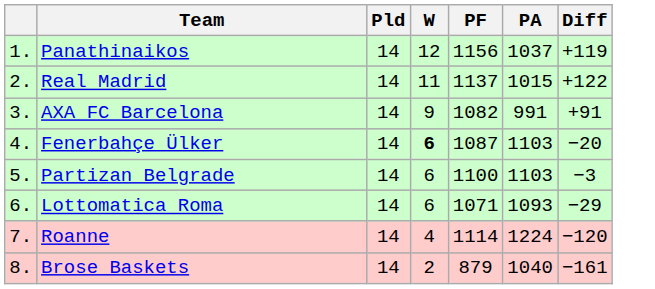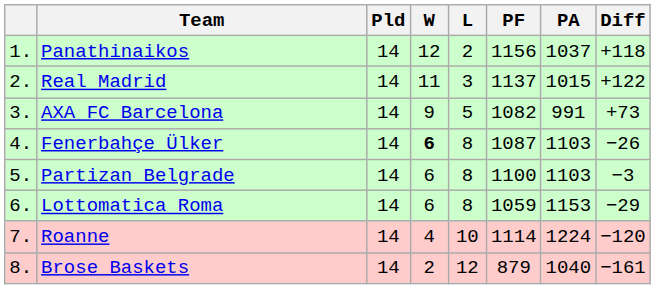+ column: (467, 20)
(585, 51) +119 -> (623, 51) +118
(585, 113) +91 -> (623, 113) +73
(585, 144) −20 -> (623, 144) −26
(476, 206) 1071 -> (514, 206) 1059
(530, 206) 1093 -> (568, 206) 1153
